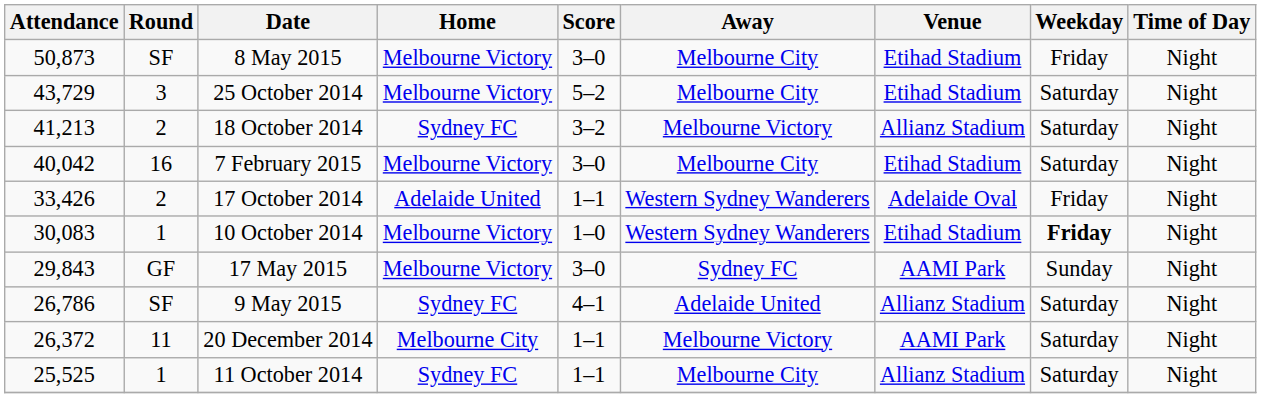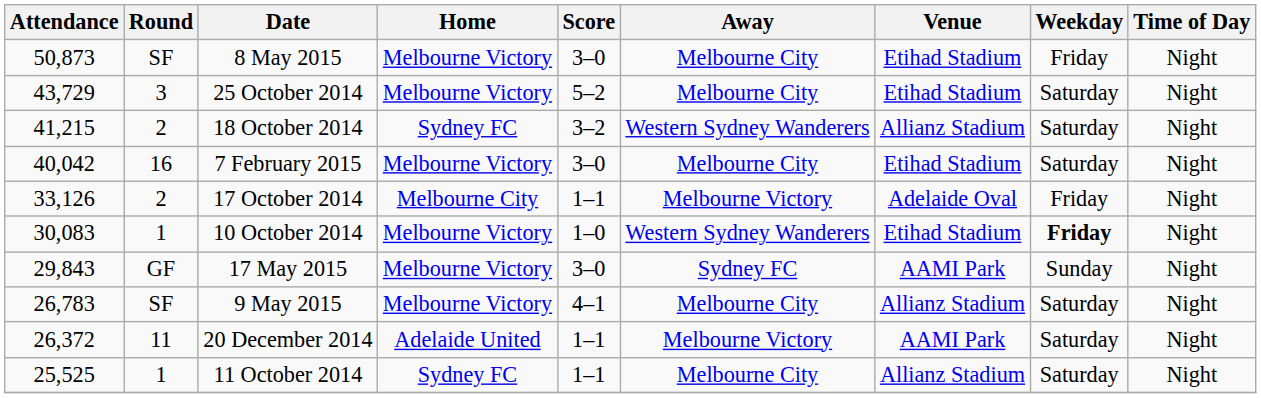(64, 127) 41,213 -> (64, 127) 41,215
(747, 127) Melbourne Victory -> (747, 127) Western Sydney Wanderers
(64, 198) 33,426 -> (64, 198) 33,126
(467, 198) Adelaide United -> (467, 198) Melbourne City
(747, 198) Western Sydney Wanderers -> (747, 198) Melbourne Victory
(64, 304) 26,786 -> (64, 304) 26,783
(467, 304) Sydney FC -> (467, 304) Melbourne Victory
(747, 304) Adelaide United -> (747, 304) Melbourne City
(467, 339) Melbourne City -> (467, 339) Adelaide United
